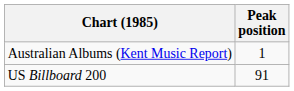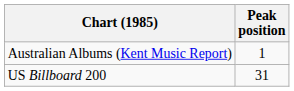(262, 75) 91 -> (262, 75) 31
